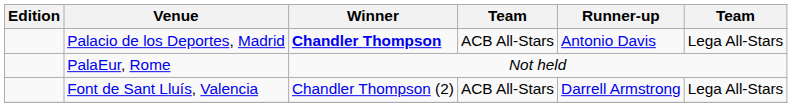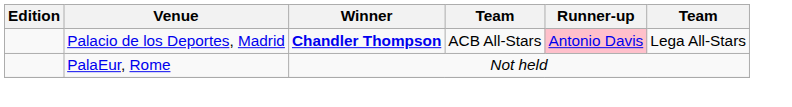(608, 41) no background -> (596, 41) pink background
- row: (163, 89)
